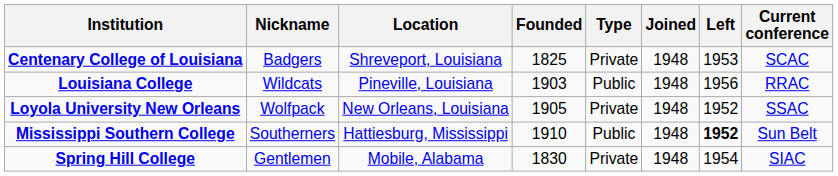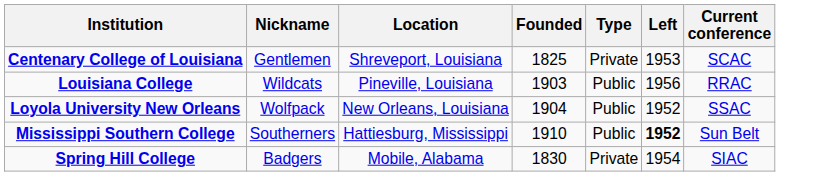- column: (671, 25)
(292, 59) Badgers -> (292, 59) Gentlemen
(549, 109) 1905 -> (549, 109) 1904
(614, 109) Private -> (614, 109) Public
(292, 158) Gentlemen -> (292, 158) Badgers
